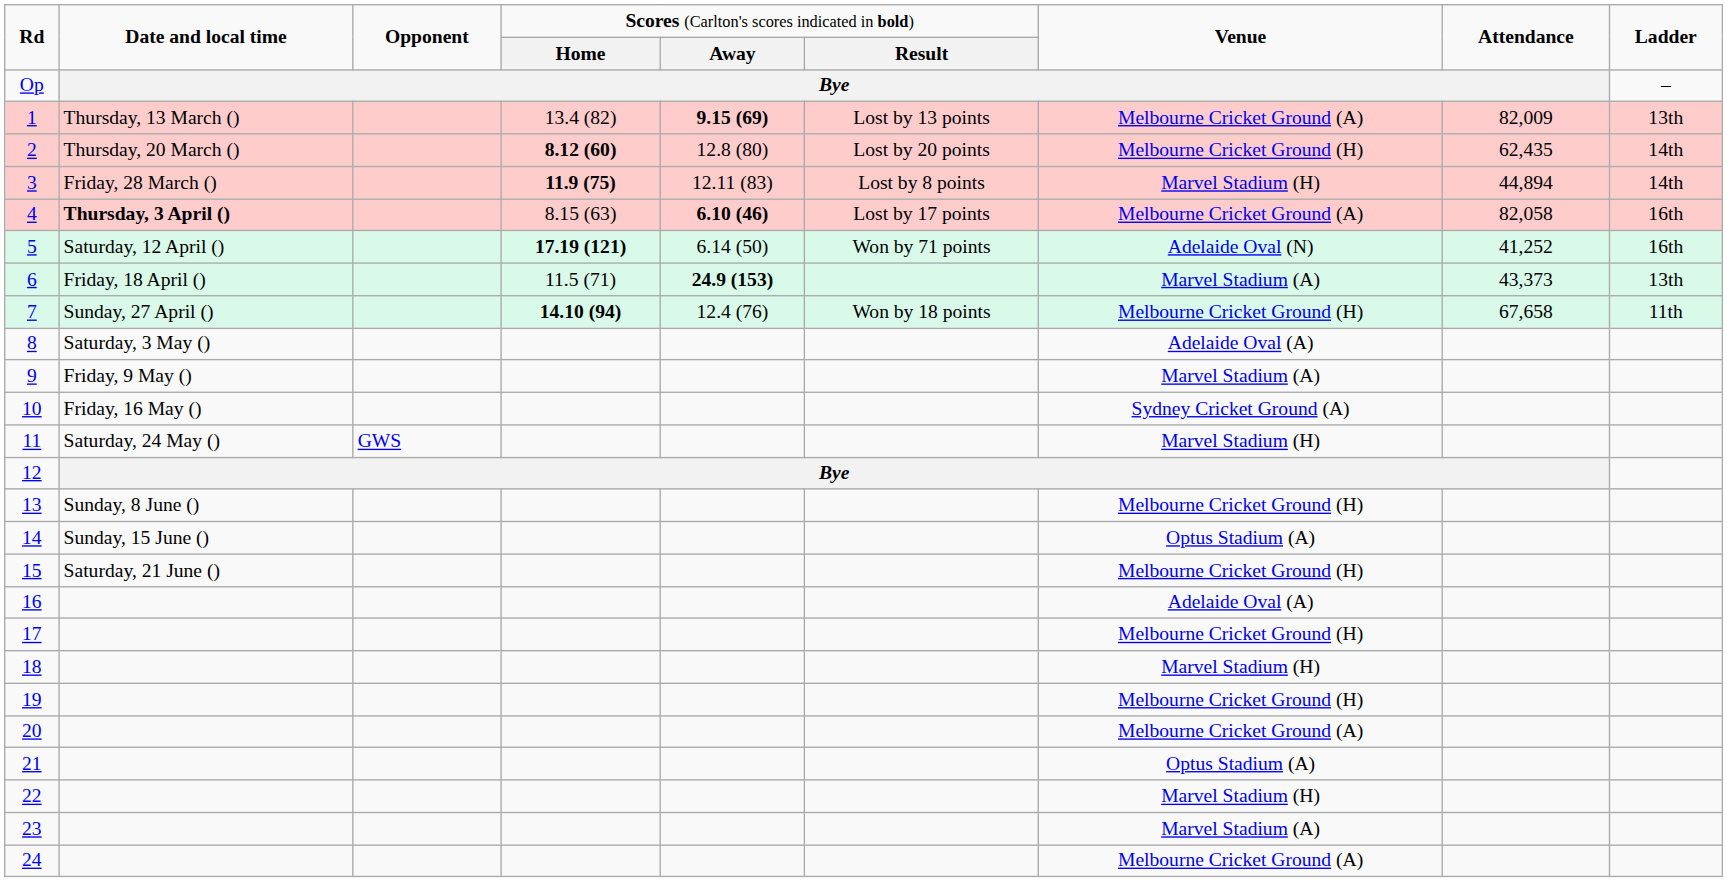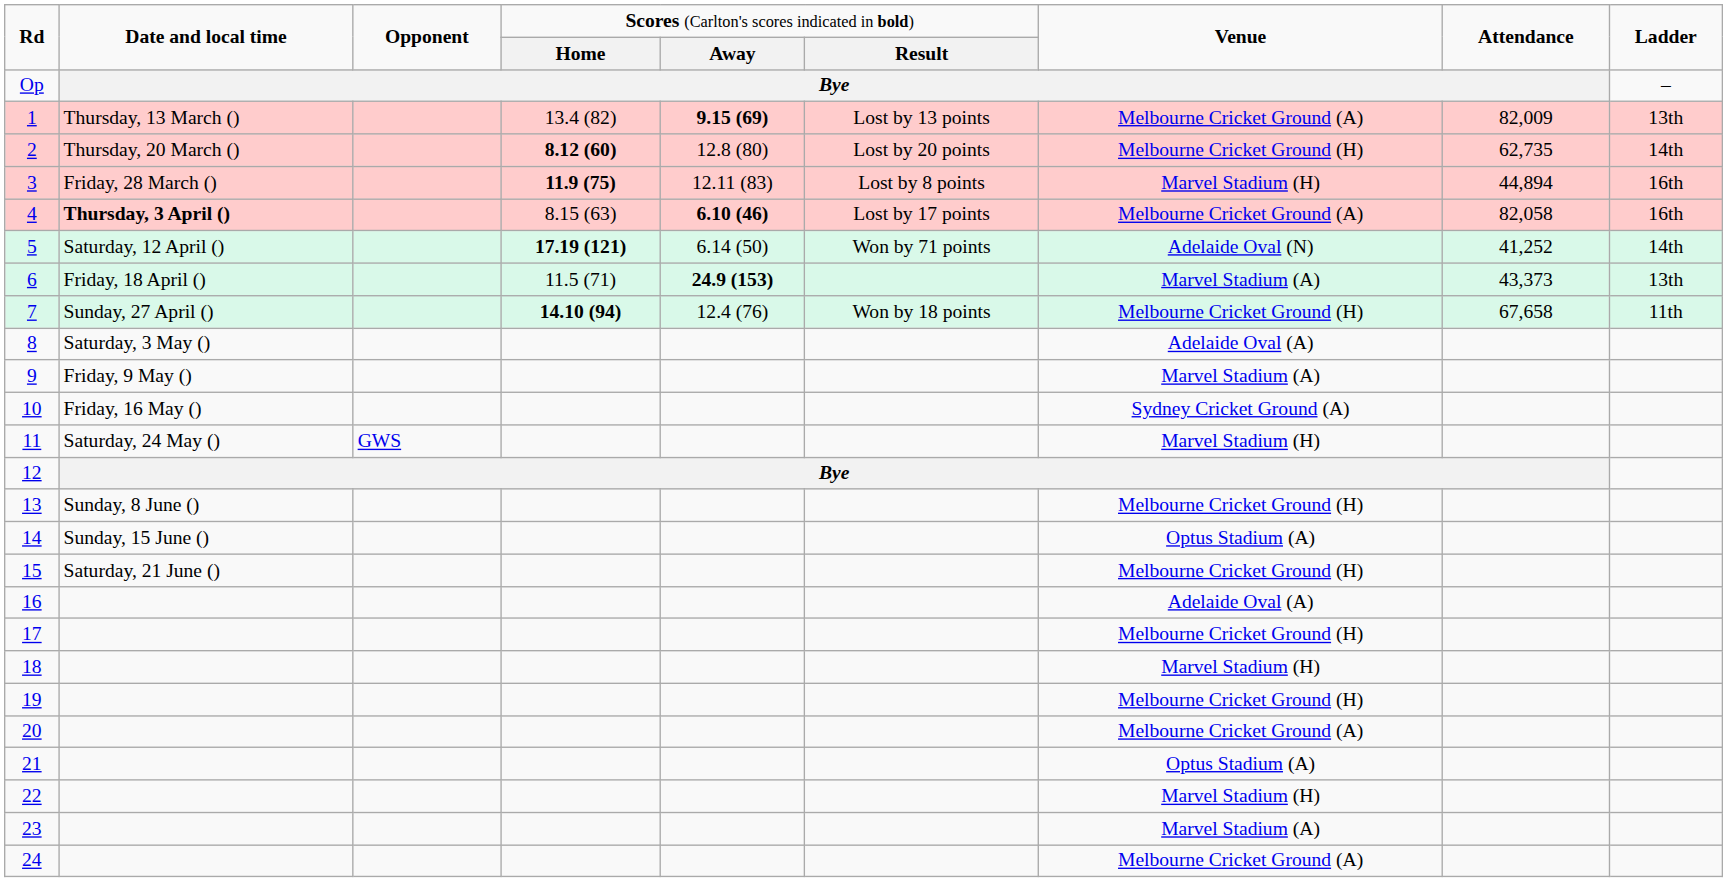(1526, 150) 62,435 -> (1526, 150) 62,735
(1666, 182) 14th -> (1666, 182) 16th
(1666, 247) 16th -> (1666, 247) 14th
